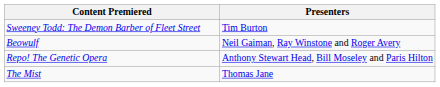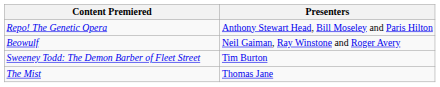rows swapped: (103, 27) <-> (57, 58)
